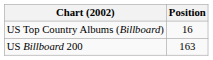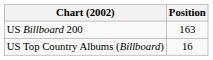rows swapped: (45, 47) <-> (85, 30)
